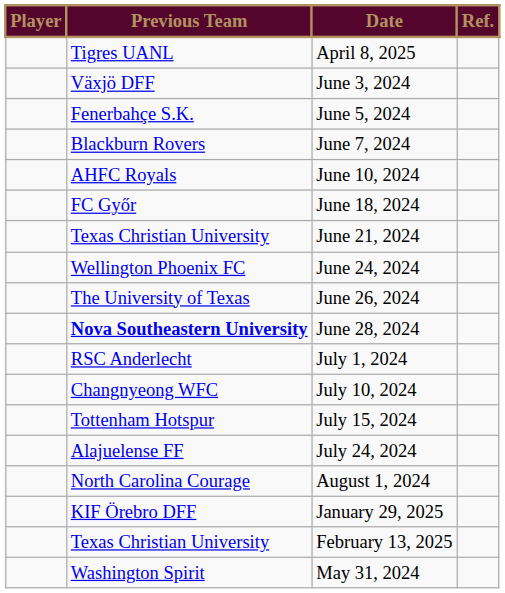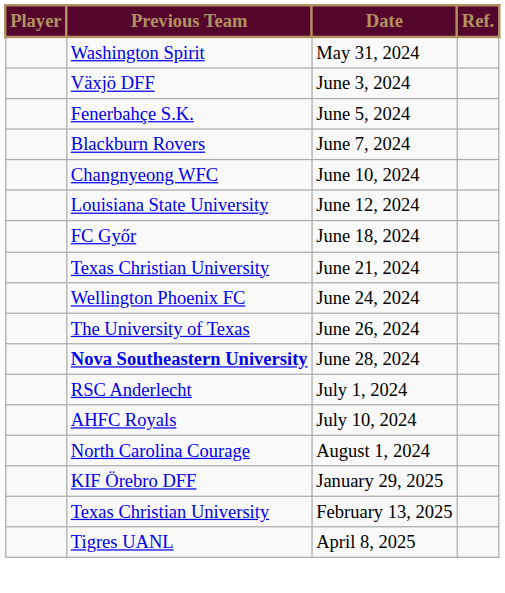rows swapped: (368, 572) <-> (366, 52)
(124, 175) AHFC Royals -> (145, 175) Changnyeong WFC
+ row: (368, 205)
(145, 389) Changnyeong WFC -> (124, 419) AHFC Royals
- row: (366, 419)
- row: (366, 450)
